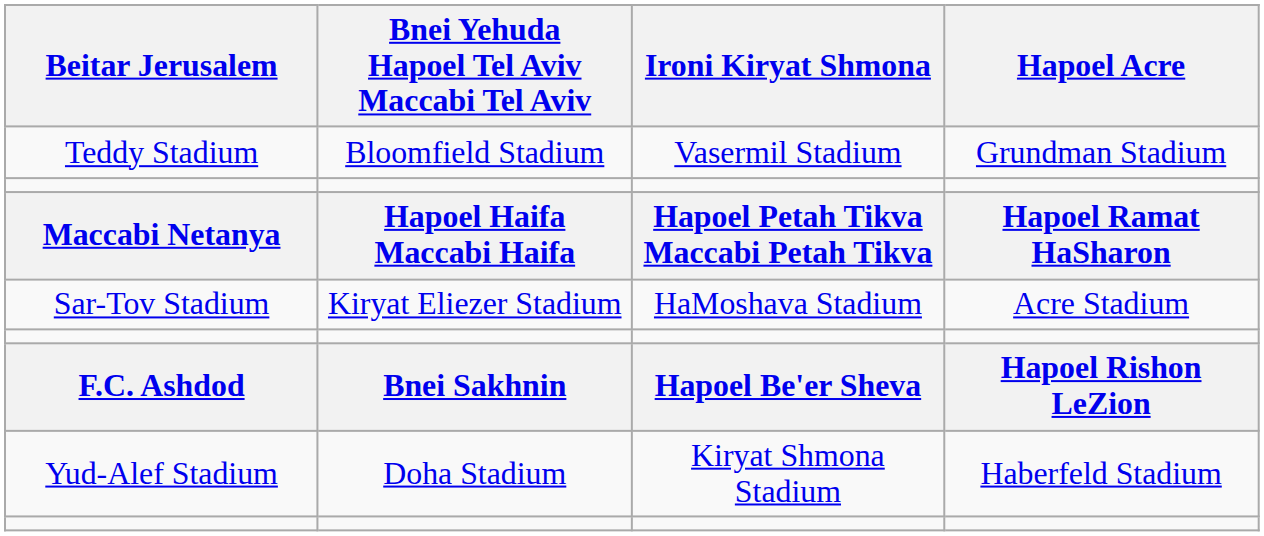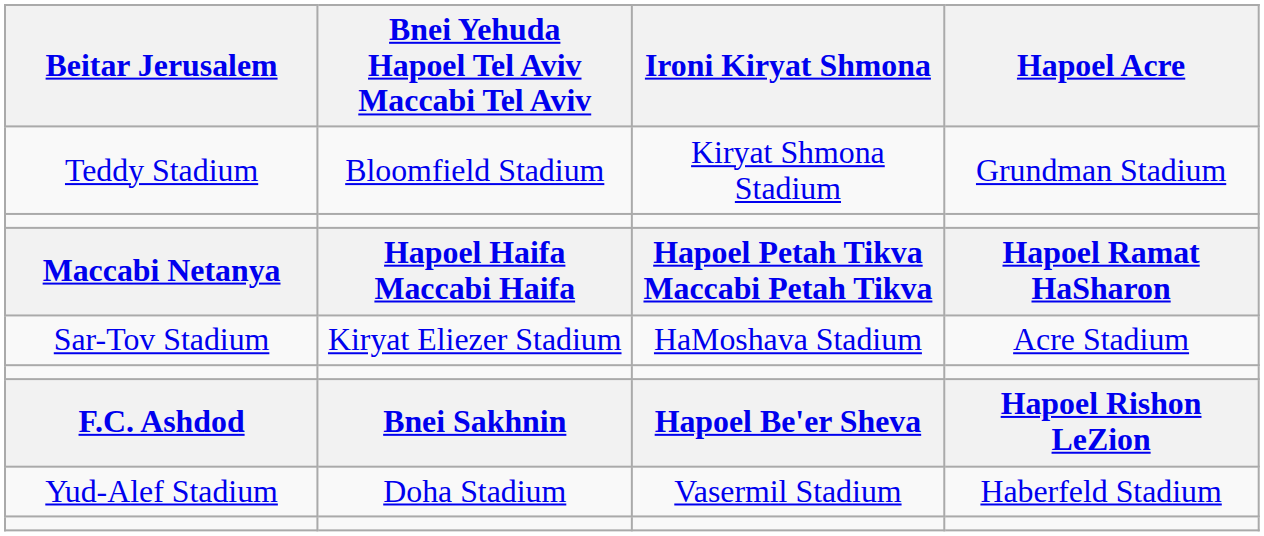(788, 151) Vasermil Stadium -> (788, 169) Kiryat Shmona Stadium
(788, 472) Kiryat Shmona Stadium -> (788, 490) Vasermil Stadium
